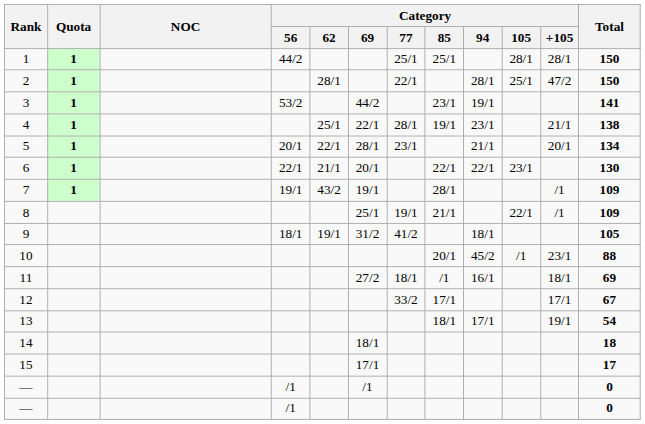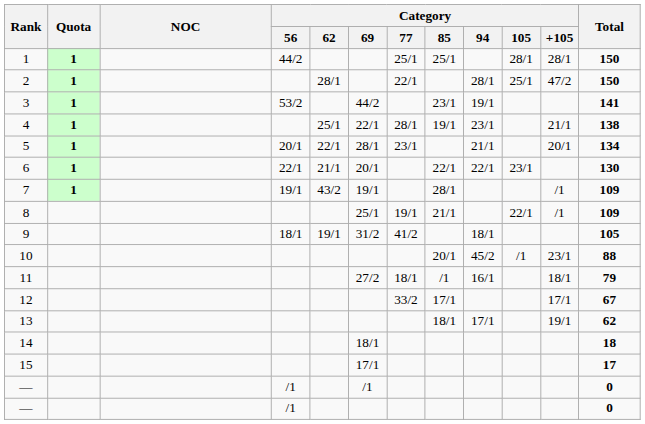(609, 278) 69 -> (609, 278) 79
(609, 321) 54 -> (609, 321) 62
